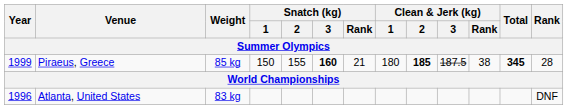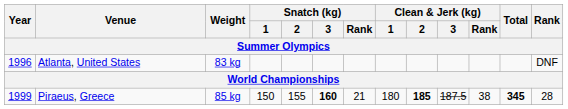rows swapped: (89, 96) <-> (76, 63)
